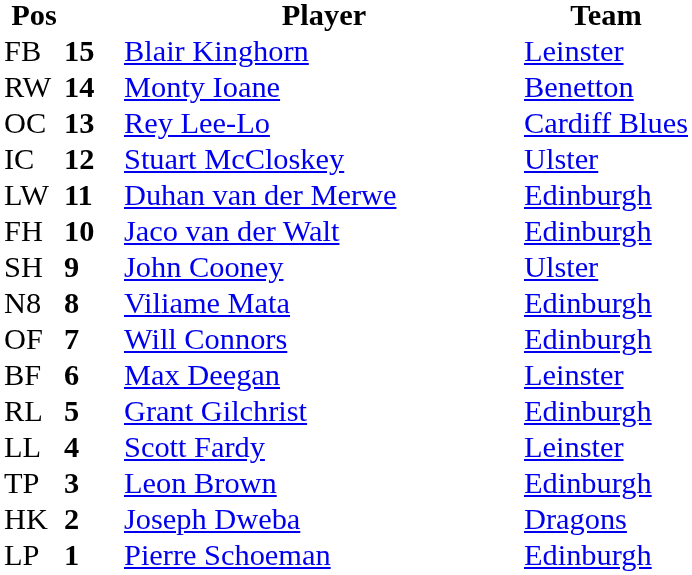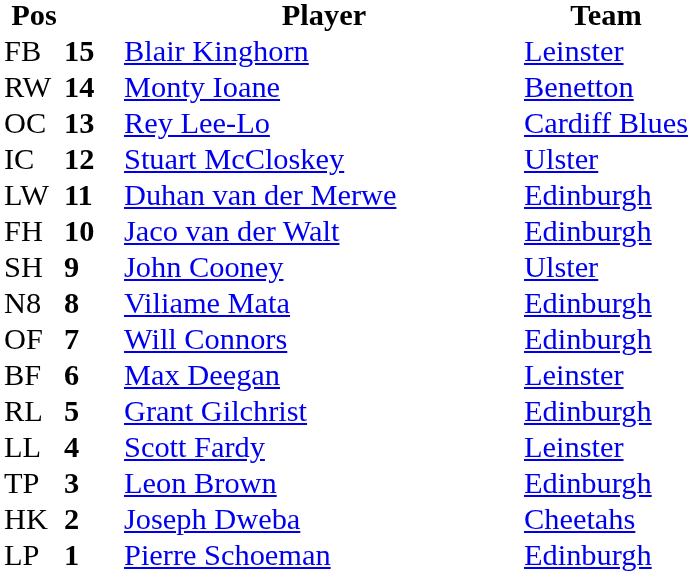(575, 518) Dragons -> (580, 518) Cheetahs
